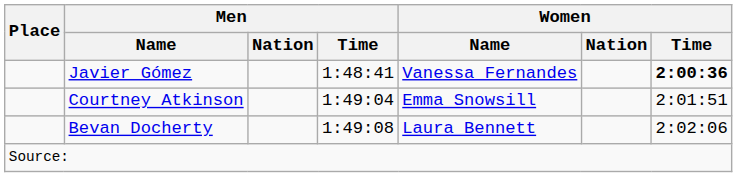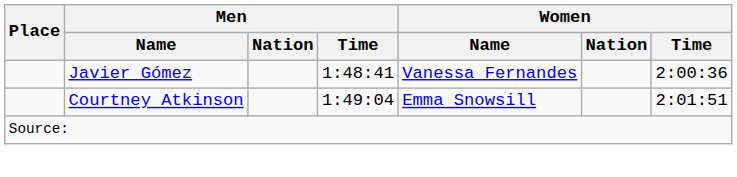(692, 74) bold -> (692, 74) normal
- row: (141, 130)
